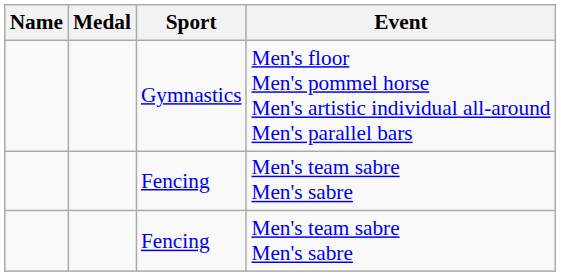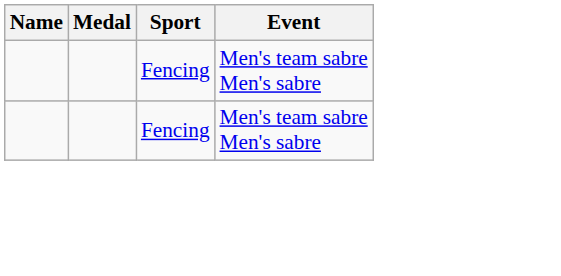- row: (191, 95)
